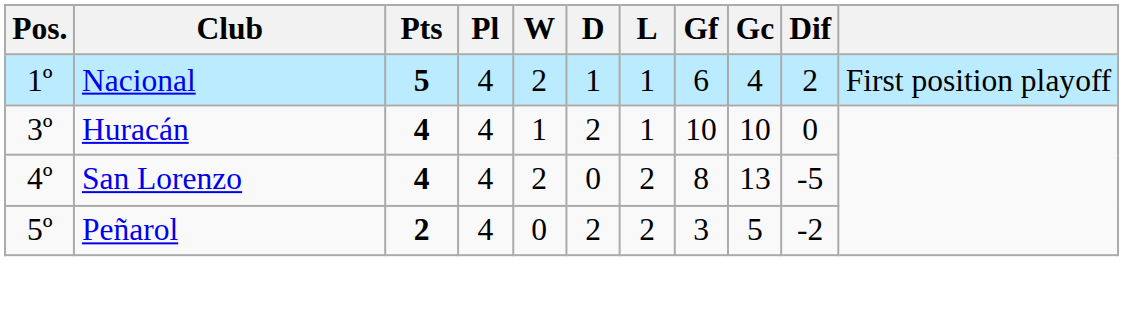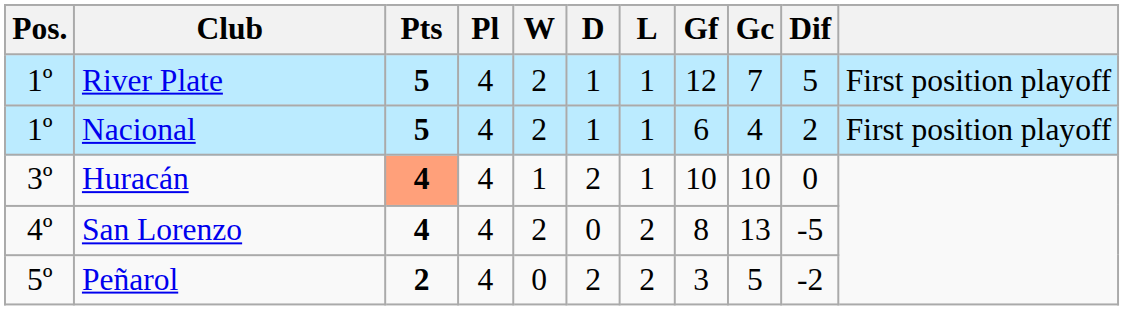+ row: (152, 79)
(422, 129) no background -> (422, 179) lightsalmon background
